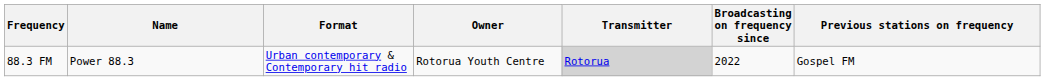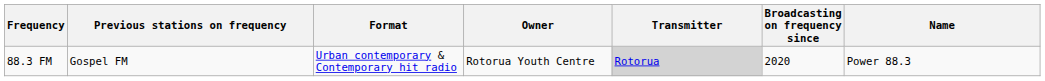columns swapped: (165, 25) <-> (917, 25)
(727, 61) 2022 -> (777, 61) 2020
